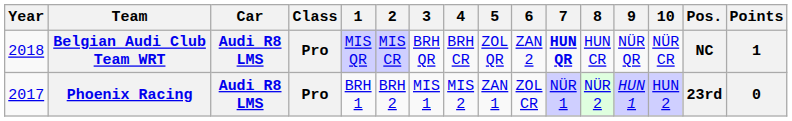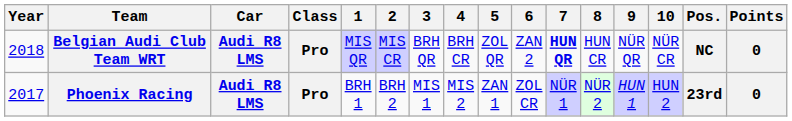(757, 51) 1 -> (757, 51) 0
